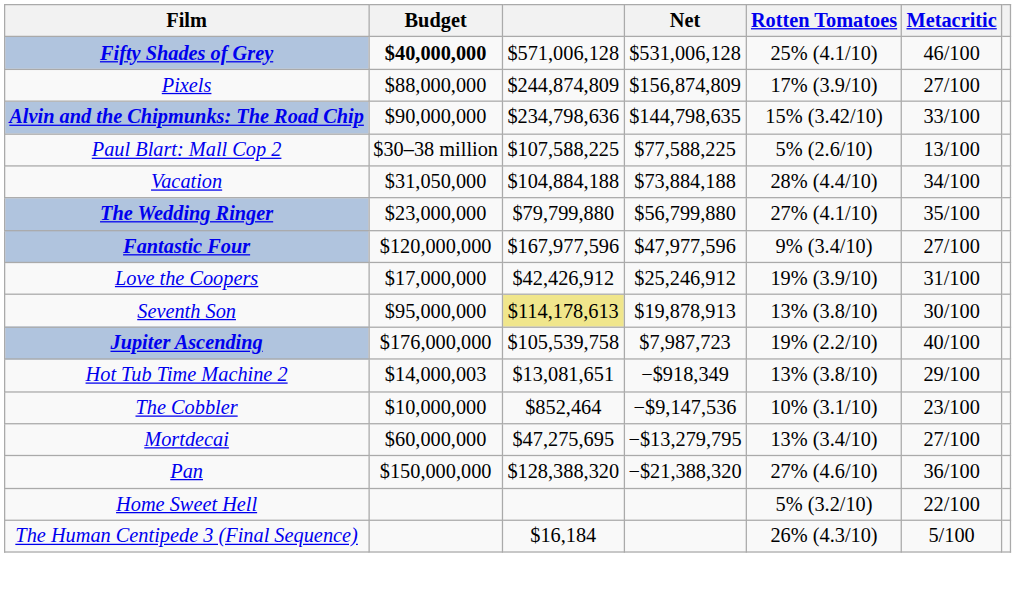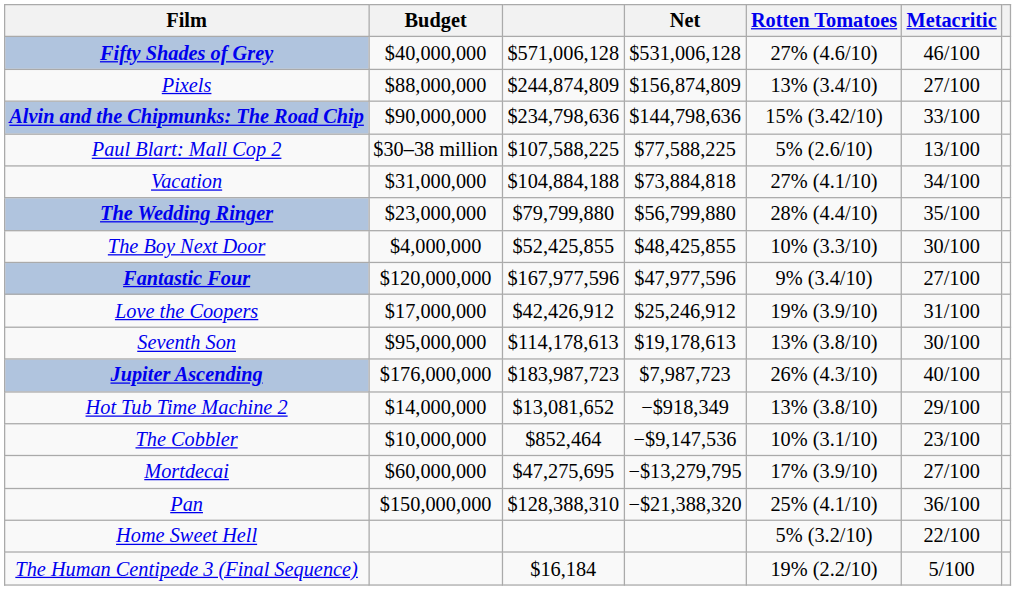(436, 52) bold -> (436, 52) normal
(824, 52) 25% (4.1/10) -> (824, 52) 27% (4.6/10)
(824, 85) 17% (3.9/10) -> (824, 85) 13% (3.4/10)
(685, 117) $144,798,635 -> (685, 117) $144,798,636
(436, 181) $31,050,000 -> (436, 181) $31,000,000
(685, 181) $73,884,188 -> (685, 181) $73,884,818
(824, 181) 28% (4.4/10) -> (824, 181) 27% (4.1/10)
(824, 213) 27% (4.1/10) -> (824, 213) 28% (4.4/10)
+ row: (187, 246)
(563, 310) khaki background -> (563, 342) no background
(685, 310) $19,878,913 -> (685, 342) $19,178,613
(563, 342) $105,539,758 -> (563, 375) $183,987,723
(824, 342) 19% (2.2/10) -> (824, 375) 26% (4.3/10)
(436, 375) $14,000,003 -> (436, 407) $14,000,000
(563, 375) $13,081,651 -> (563, 407) $13,081,652
(824, 439) 13% (3.4/10) -> (824, 471) 17% (3.9/10)
(563, 471) $128,388,320 -> (563, 504) $128,388,310
(824, 471) 27% (4.6/10) -> (824, 504) 25% (4.1/10)
(824, 536) 26% (4.3/10) -> (824, 568) 19% (2.2/10)
